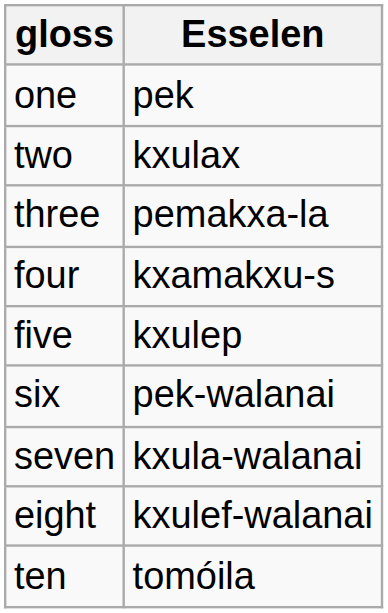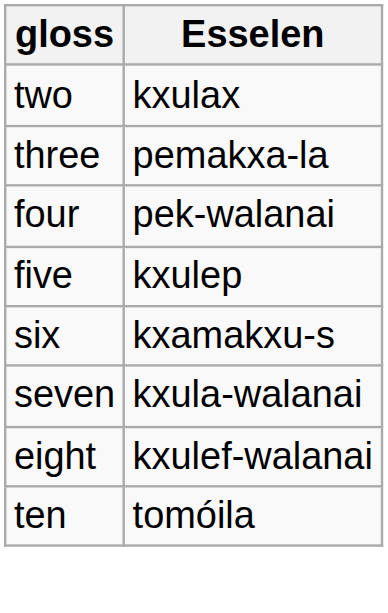- row: (46, 94)
(234, 275) kxamakxu-s -> (234, 214) pek-walanai
(234, 395) pek-walanai -> (234, 335) kxamakxu-s
